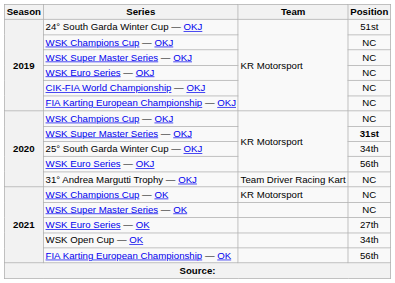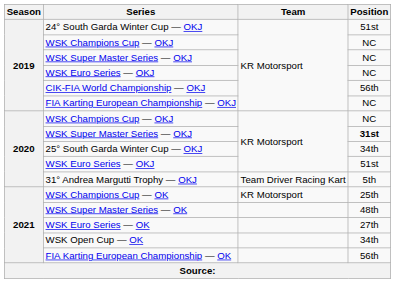(369, 88) NC -> (369, 88) 56th
(369, 164) 56th -> (369, 164) 51st
(369, 179) NC -> (369, 179) 5th
(369, 194) NC -> (369, 194) 25th
(369, 209) NC -> (369, 209) 48th
